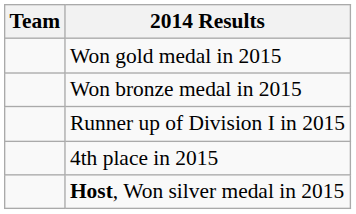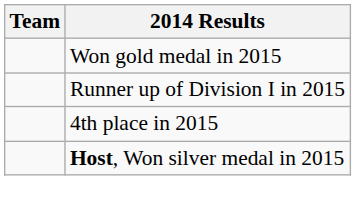- row: (186, 89)
